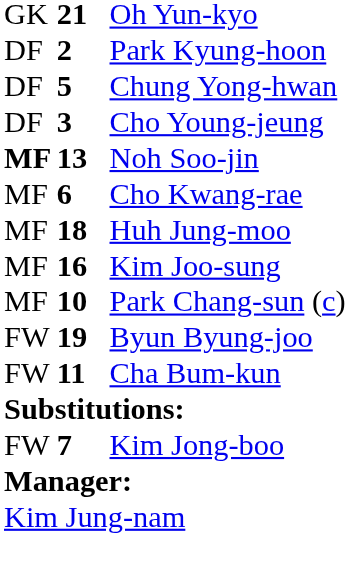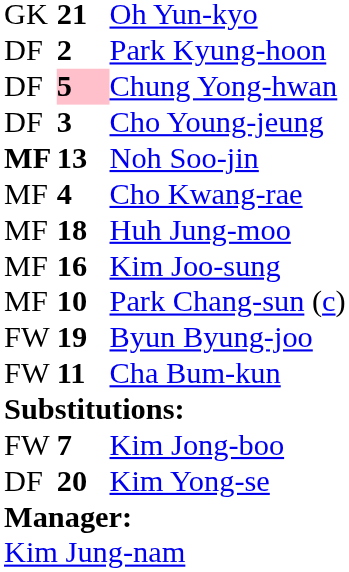(64, 86) no background -> (64, 86) pink background
(64, 193) 6 -> (64, 193) 4
+ row: (190, 480)
